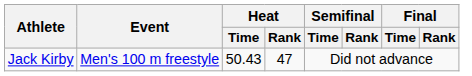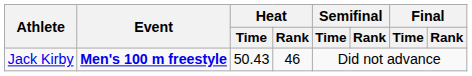(150, 60) normal -> (154, 60) bold
(285, 60) 47 -> (292, 60) 46
